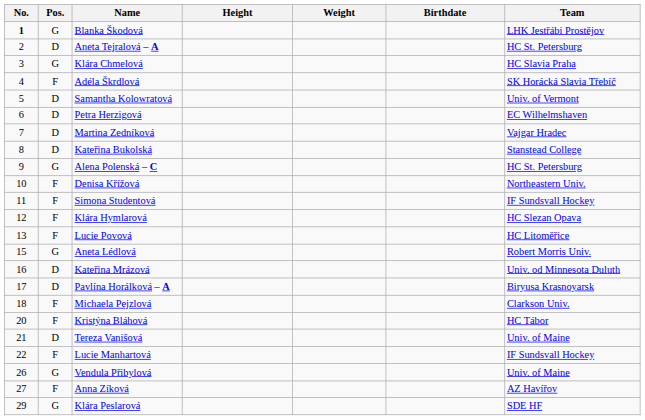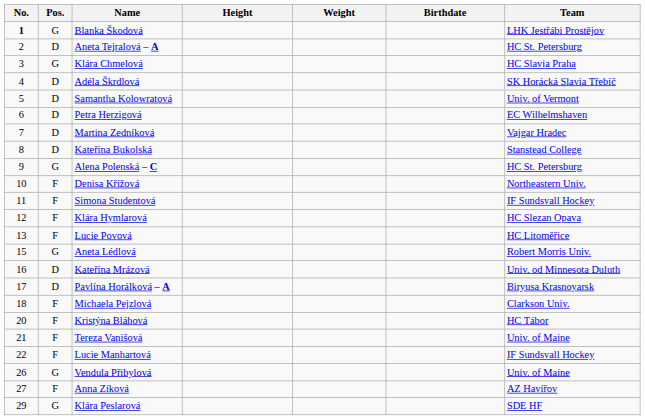(55, 81) F -> (55, 81) D
(55, 338) D -> (55, 338) F
